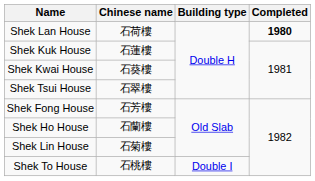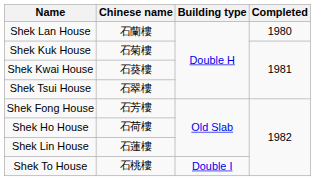(136, 31) 石荷樓 -> (136, 31) 石蘭樓
(280, 31) bold -> (280, 31) normal
(136, 50) 石蓮樓 -> (136, 50) 石菊樓
(136, 127) 石蘭樓 -> (136, 127) 石荷樓
(136, 146) 石菊樓 -> (136, 146) 石蓮樓
